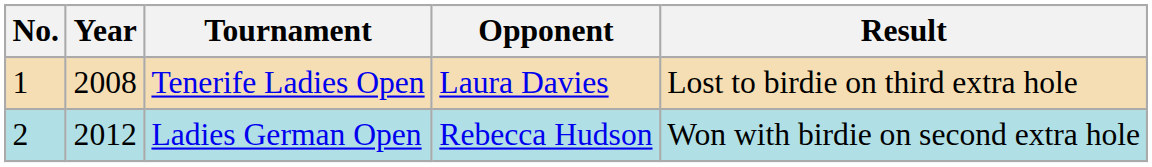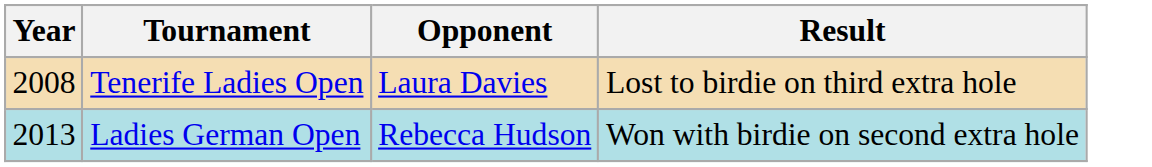- column: (36, 30)
(105, 135) 2012 -> (44, 135) 2013
